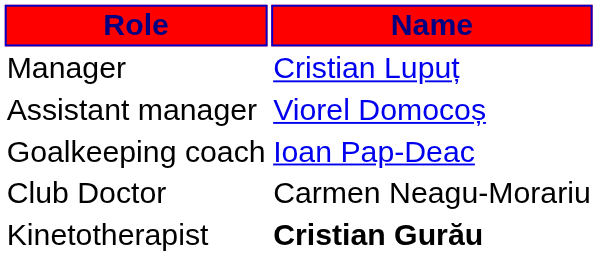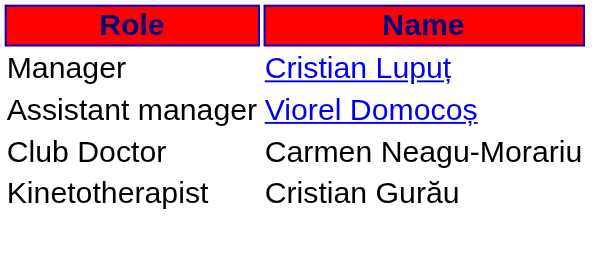- row: (136, 151)
(378, 234) bold -> (362, 193) normal
